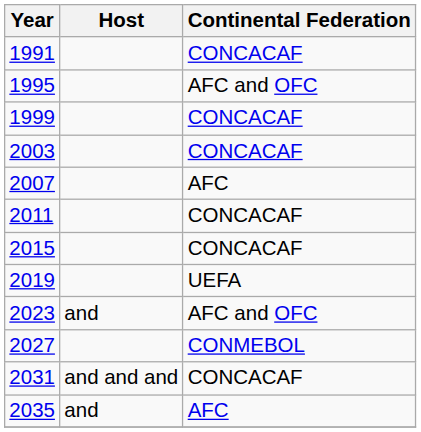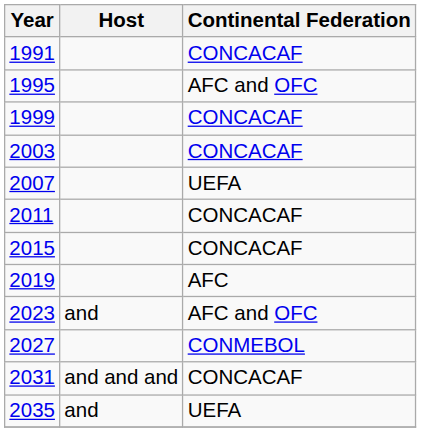(208, 183) AFC -> (214, 183) UEFA
(214, 280) UEFA -> (208, 280) AFC
(208, 410) AFC -> (214, 410) UEFA
